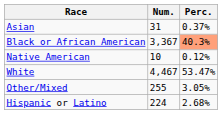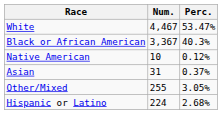rows swapped: (20, 72) <-> (20, 27)
(196, 42) lightsalmon background -> (196, 42) no background
